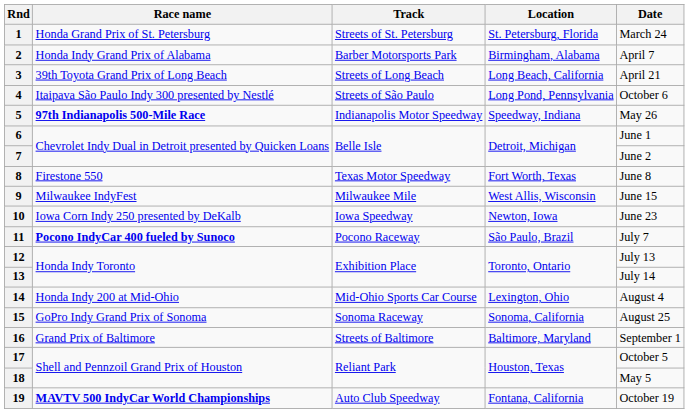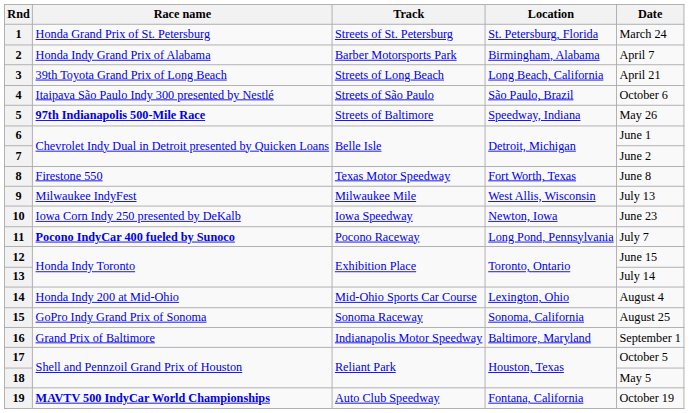(551, 94) Long Pond, Pennsylvania -> (531, 94) São Paulo, Brazil
(409, 115) Indianapolis Motor Speedway -> (384, 115) Streets of Baltimore
(638, 195) June 15 -> (637, 195) July 13
(531, 236) São Paulo, Brazil -> (551, 236) Long Pond, Pennsylvania
(637, 256) July 13 -> (638, 256) June 15
(384, 337) Streets of Baltimore -> (409, 337) Indianapolis Motor Speedway
